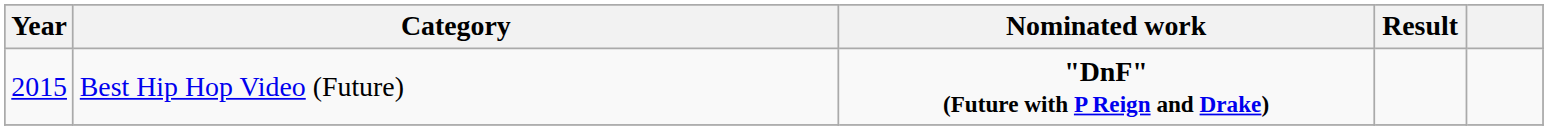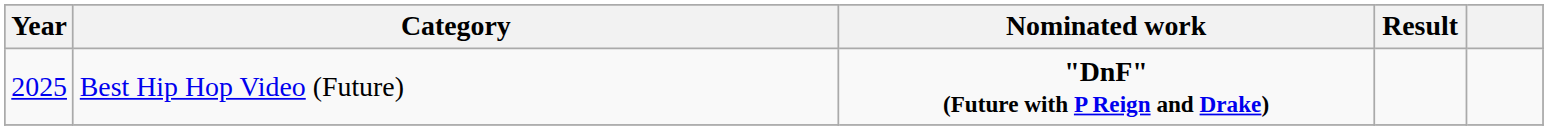(39, 86) 2015 -> (39, 86) 2025
